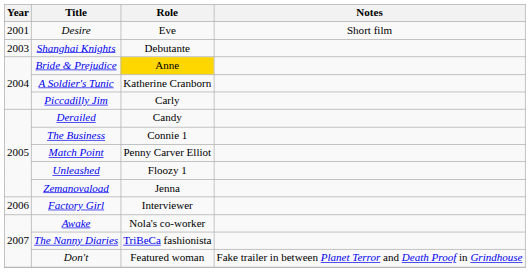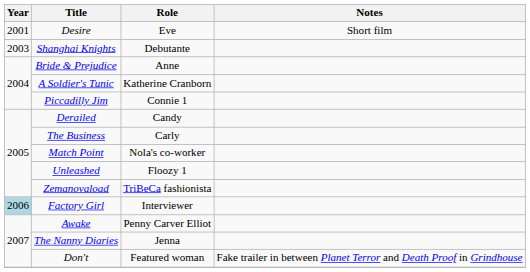(167, 65) gold background -> (167, 65) no background
(167, 100) Carly -> (167, 100) Connie 1
(167, 135) Connie 1 -> (167, 135) Carly
(167, 153) Penny Carver Elliot -> (167, 153) Nola's co-worker
(167, 188) Jenna -> (167, 188) TriBeCa fashionista
(18, 205) no background -> (18, 205) lightblue background
(167, 223) Nola's co-worker -> (167, 223) Penny Carver Elliot
(167, 240) TriBeCa fashionista -> (167, 240) Jenna
